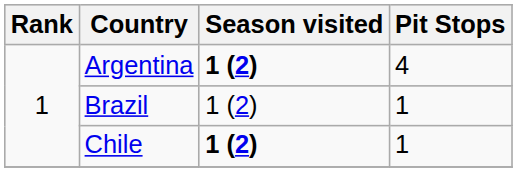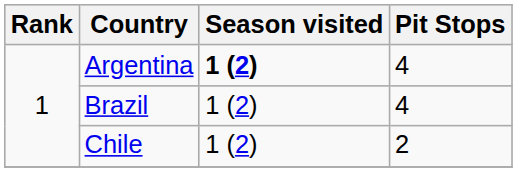(402, 105) 1 -> (402, 105) 4
(231, 145) bold -> (231, 145) normal
(402, 145) 1 -> (402, 145) 2
